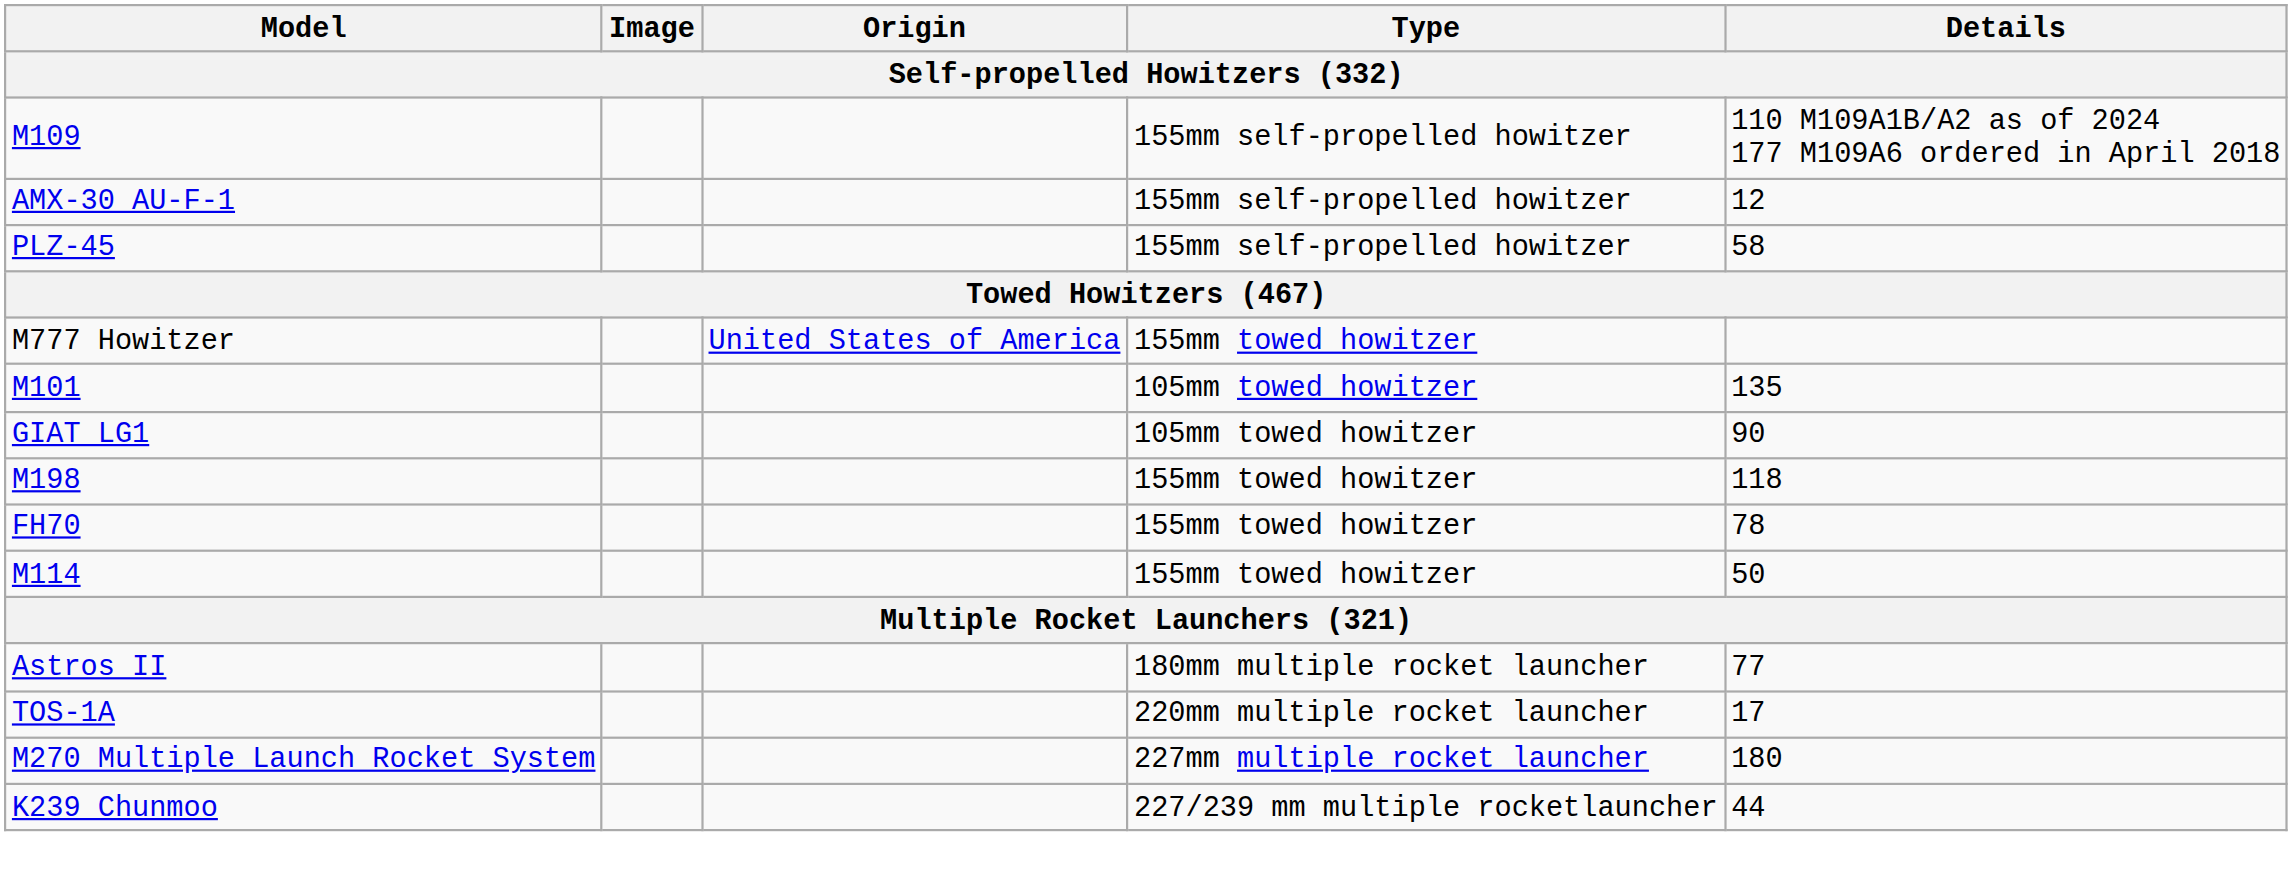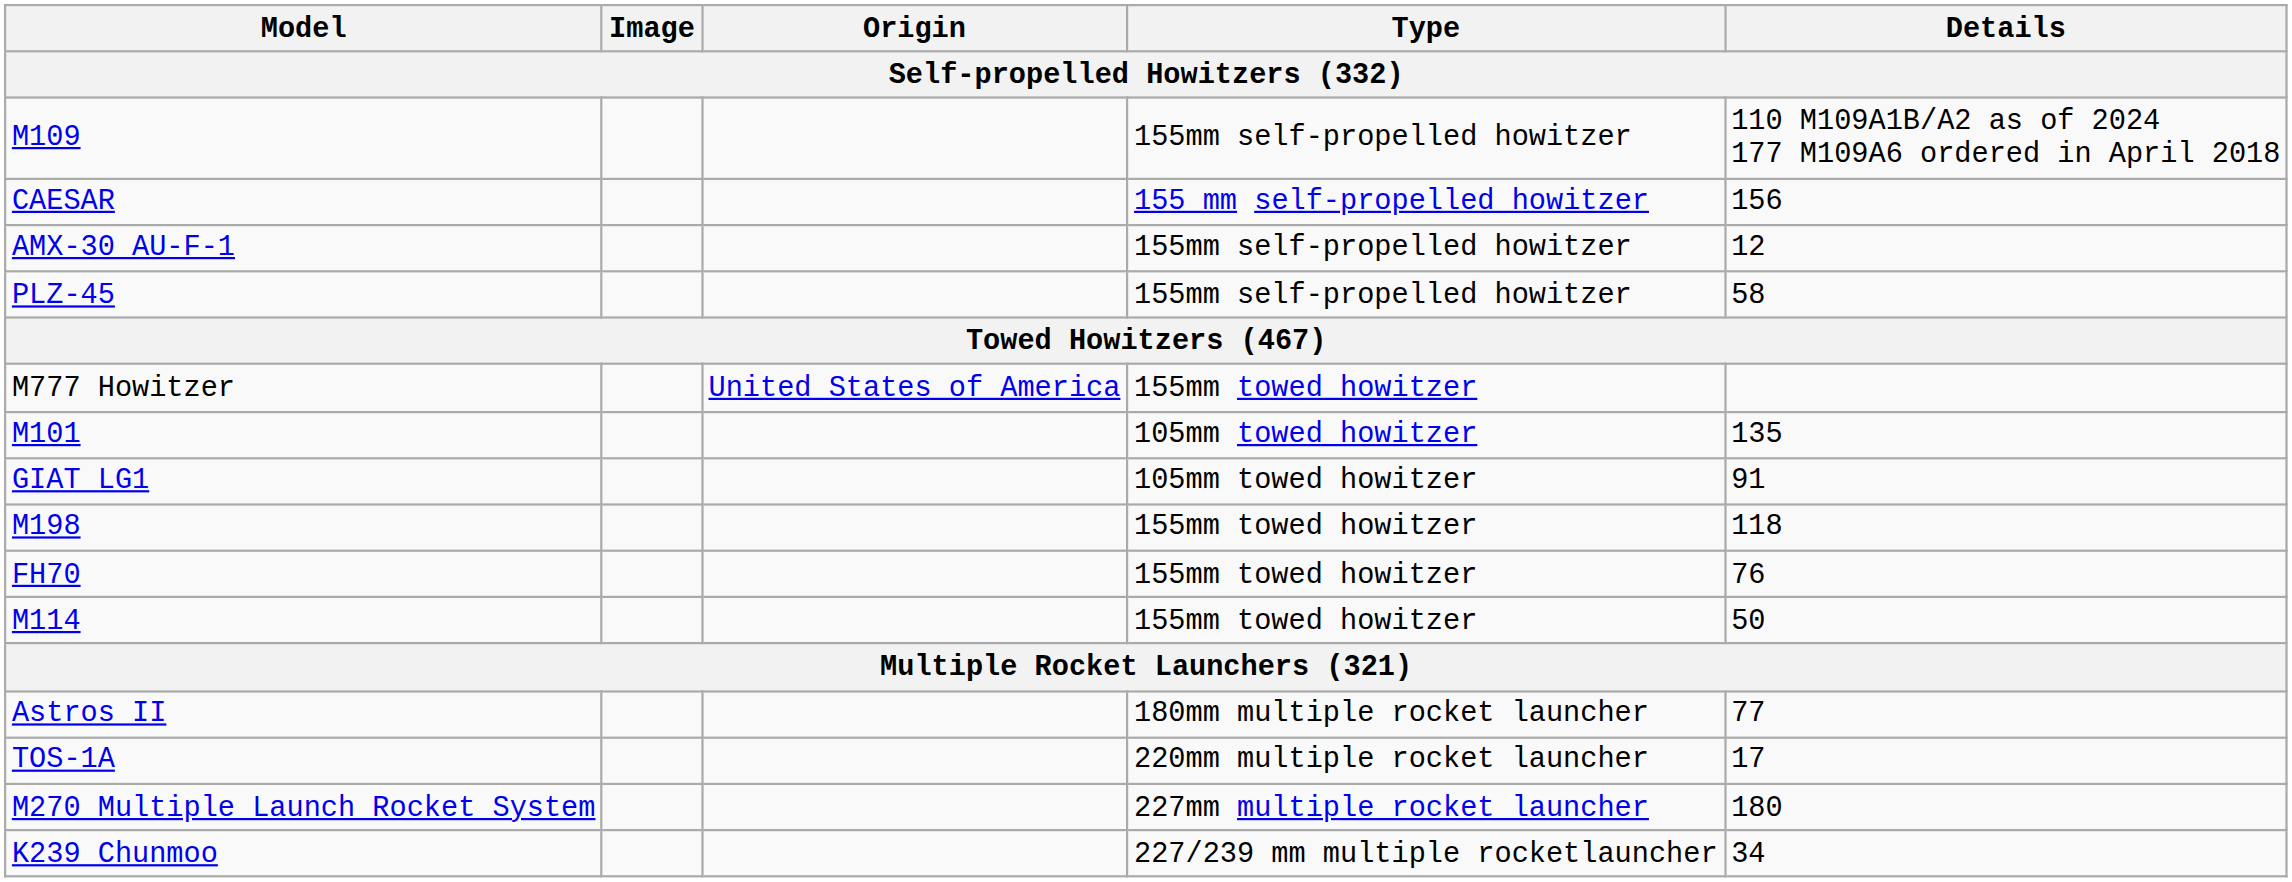+ row: (63, 201)
(1748, 434) 90 -> (1748, 481) 91
(1748, 528) 78 -> (1748, 574) 76
(1748, 807) 44 -> (1748, 854) 34
